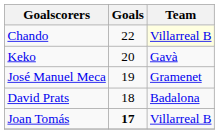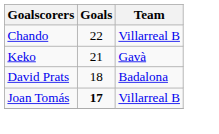(181, 35) lightyellow background -> (149, 35) no background
(128, 56) 20 -> (96, 56) 21
- row: (57, 77)
